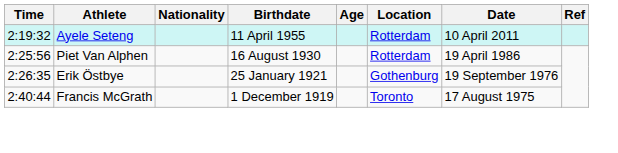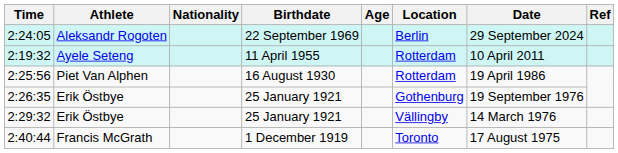+ row: (29, 35)
+ row: (29, 117)
